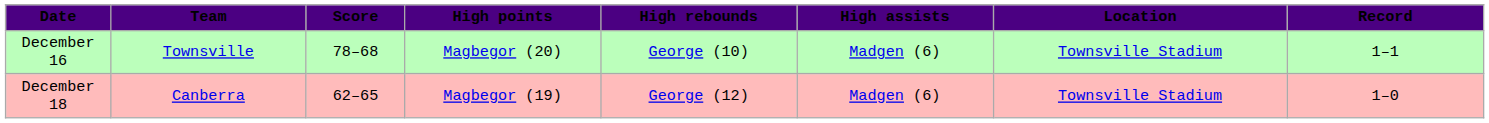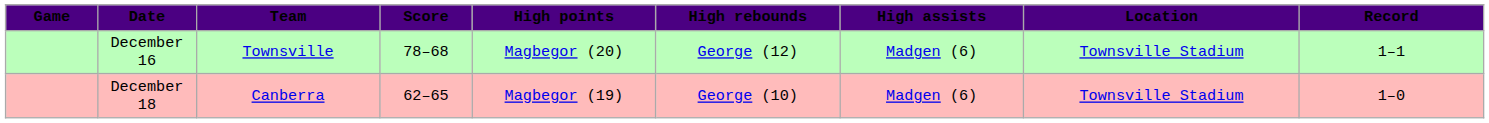+ column: (52, 17)
(699, 52) George (10) -> (748, 52) George (12)
(699, 96) George (12) -> (748, 96) George (10)
